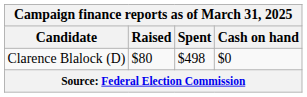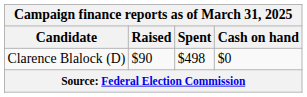(142, 59) $80 -> (142, 59) $90
